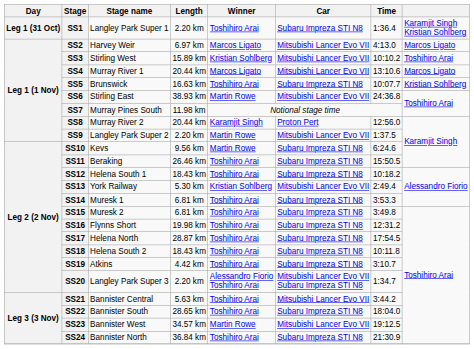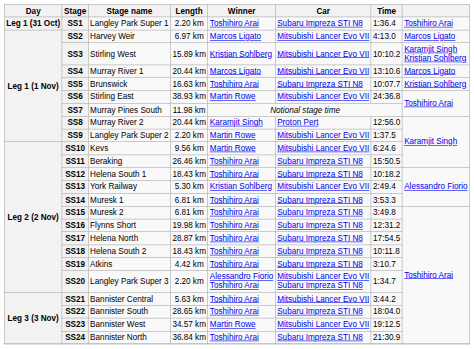(435, 28) Karamjit Singh Kristian Sohlberg -> (429, 23) Toshihiro Arai
(429, 58) Toshihiro Arai -> (435, 53) Karamjit Singh Kristian Sohlberg
(320, 148) Subaru Impreza STI N8 -> (323, 148) Mitsubishi Lancer Evo VII
